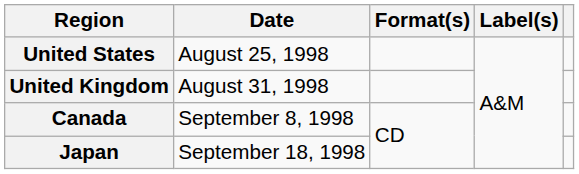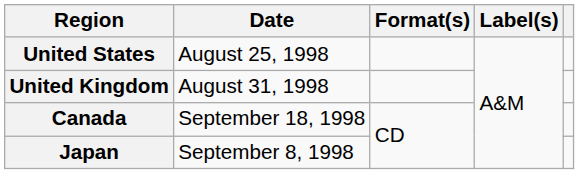(266, 119) September 8, 1998 -> (272, 119) September 18, 1998
(272, 151) September 18, 1998 -> (266, 151) September 8, 1998
